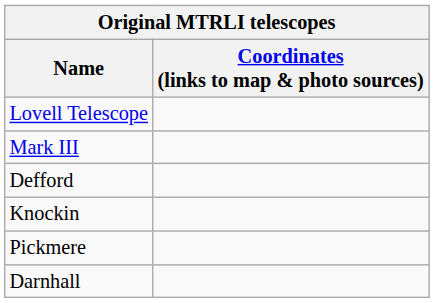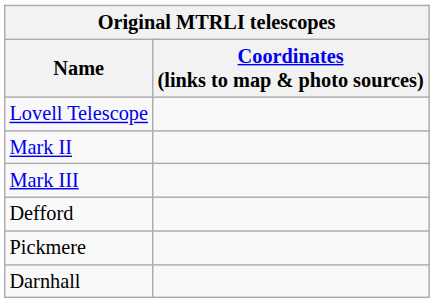+ row: (41, 146)
- row: (44, 213)
